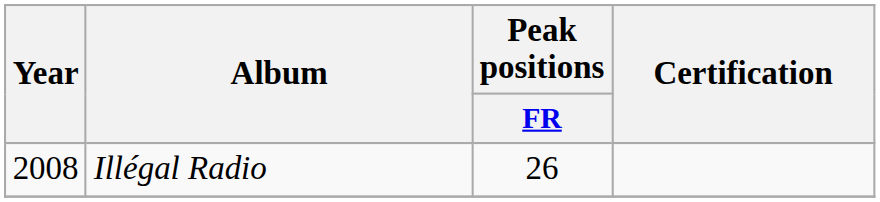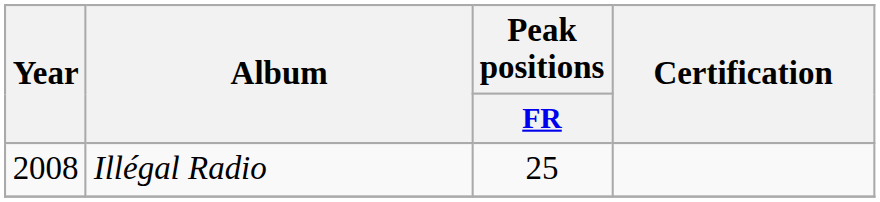(542, 168) 26 -> (542, 168) 25
